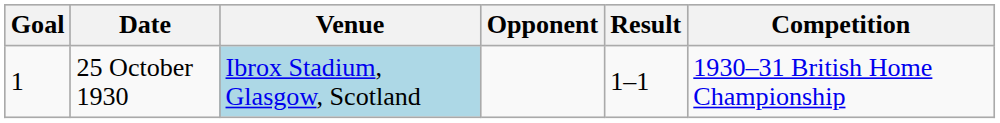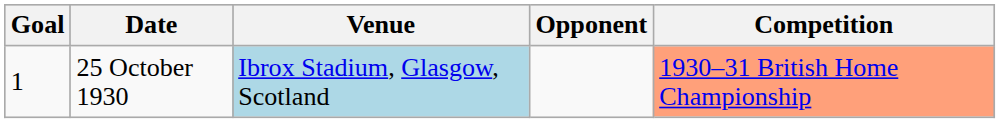- column: (646, 25)
(813, 81) no background -> (779, 81) lightsalmon background
